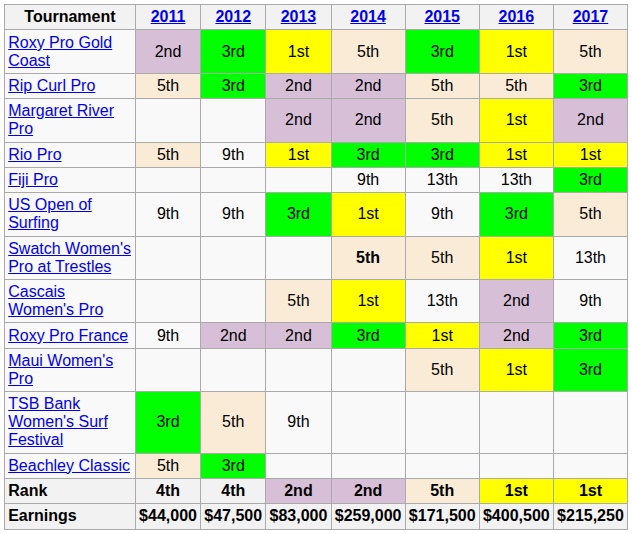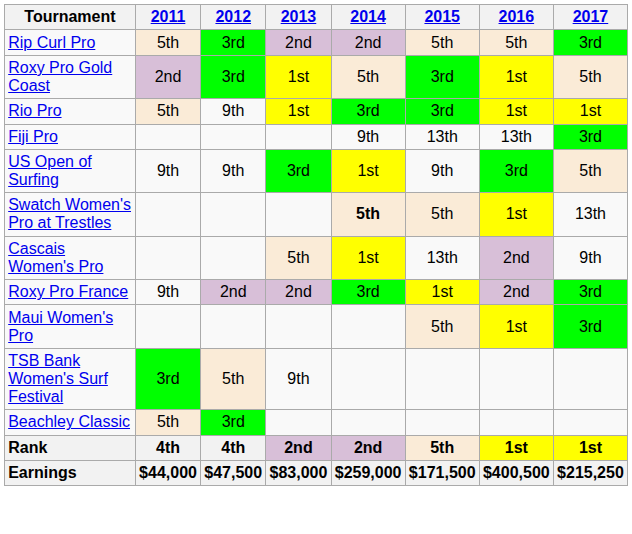rows swapped: (60, 51) <-> (52, 85)
- row: (61, 120)
